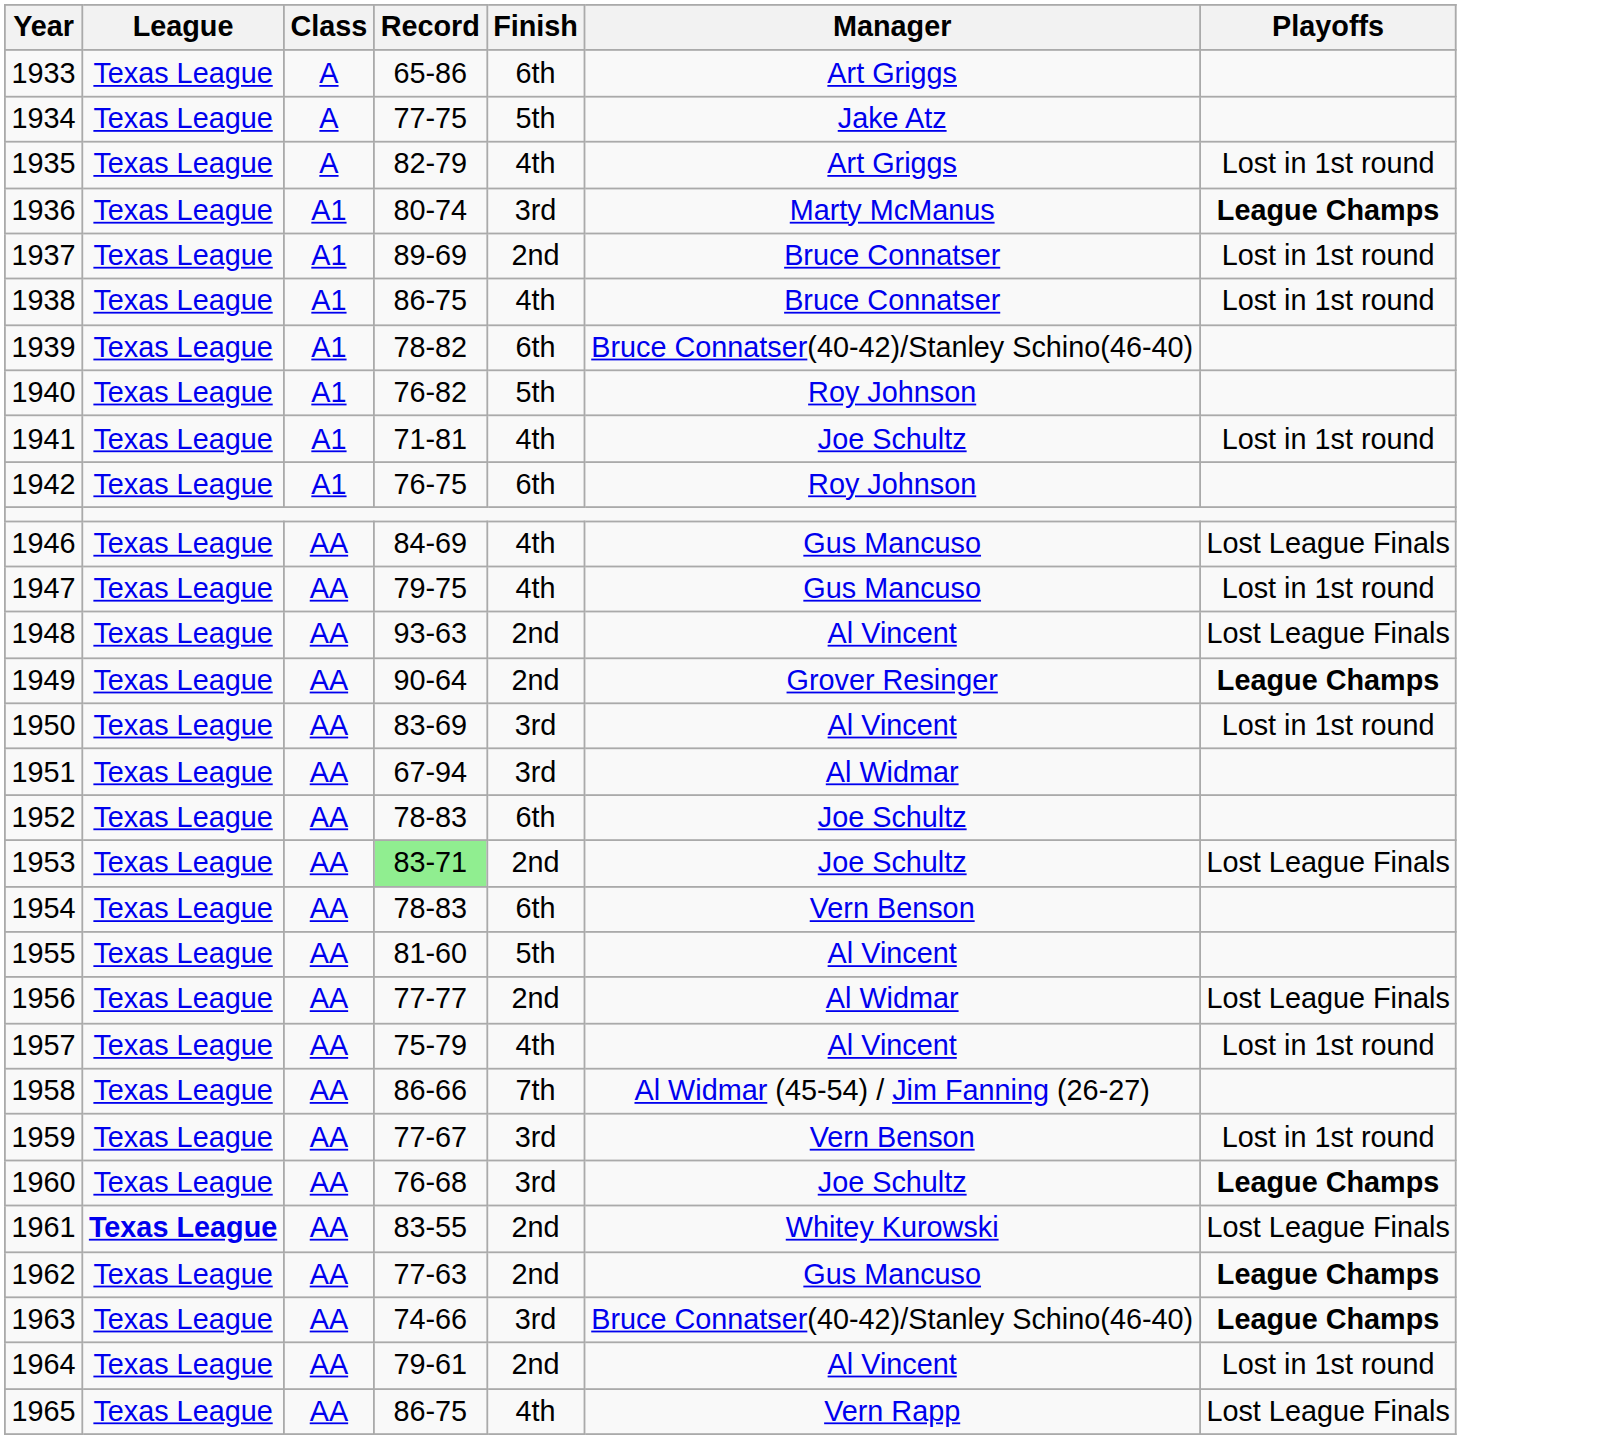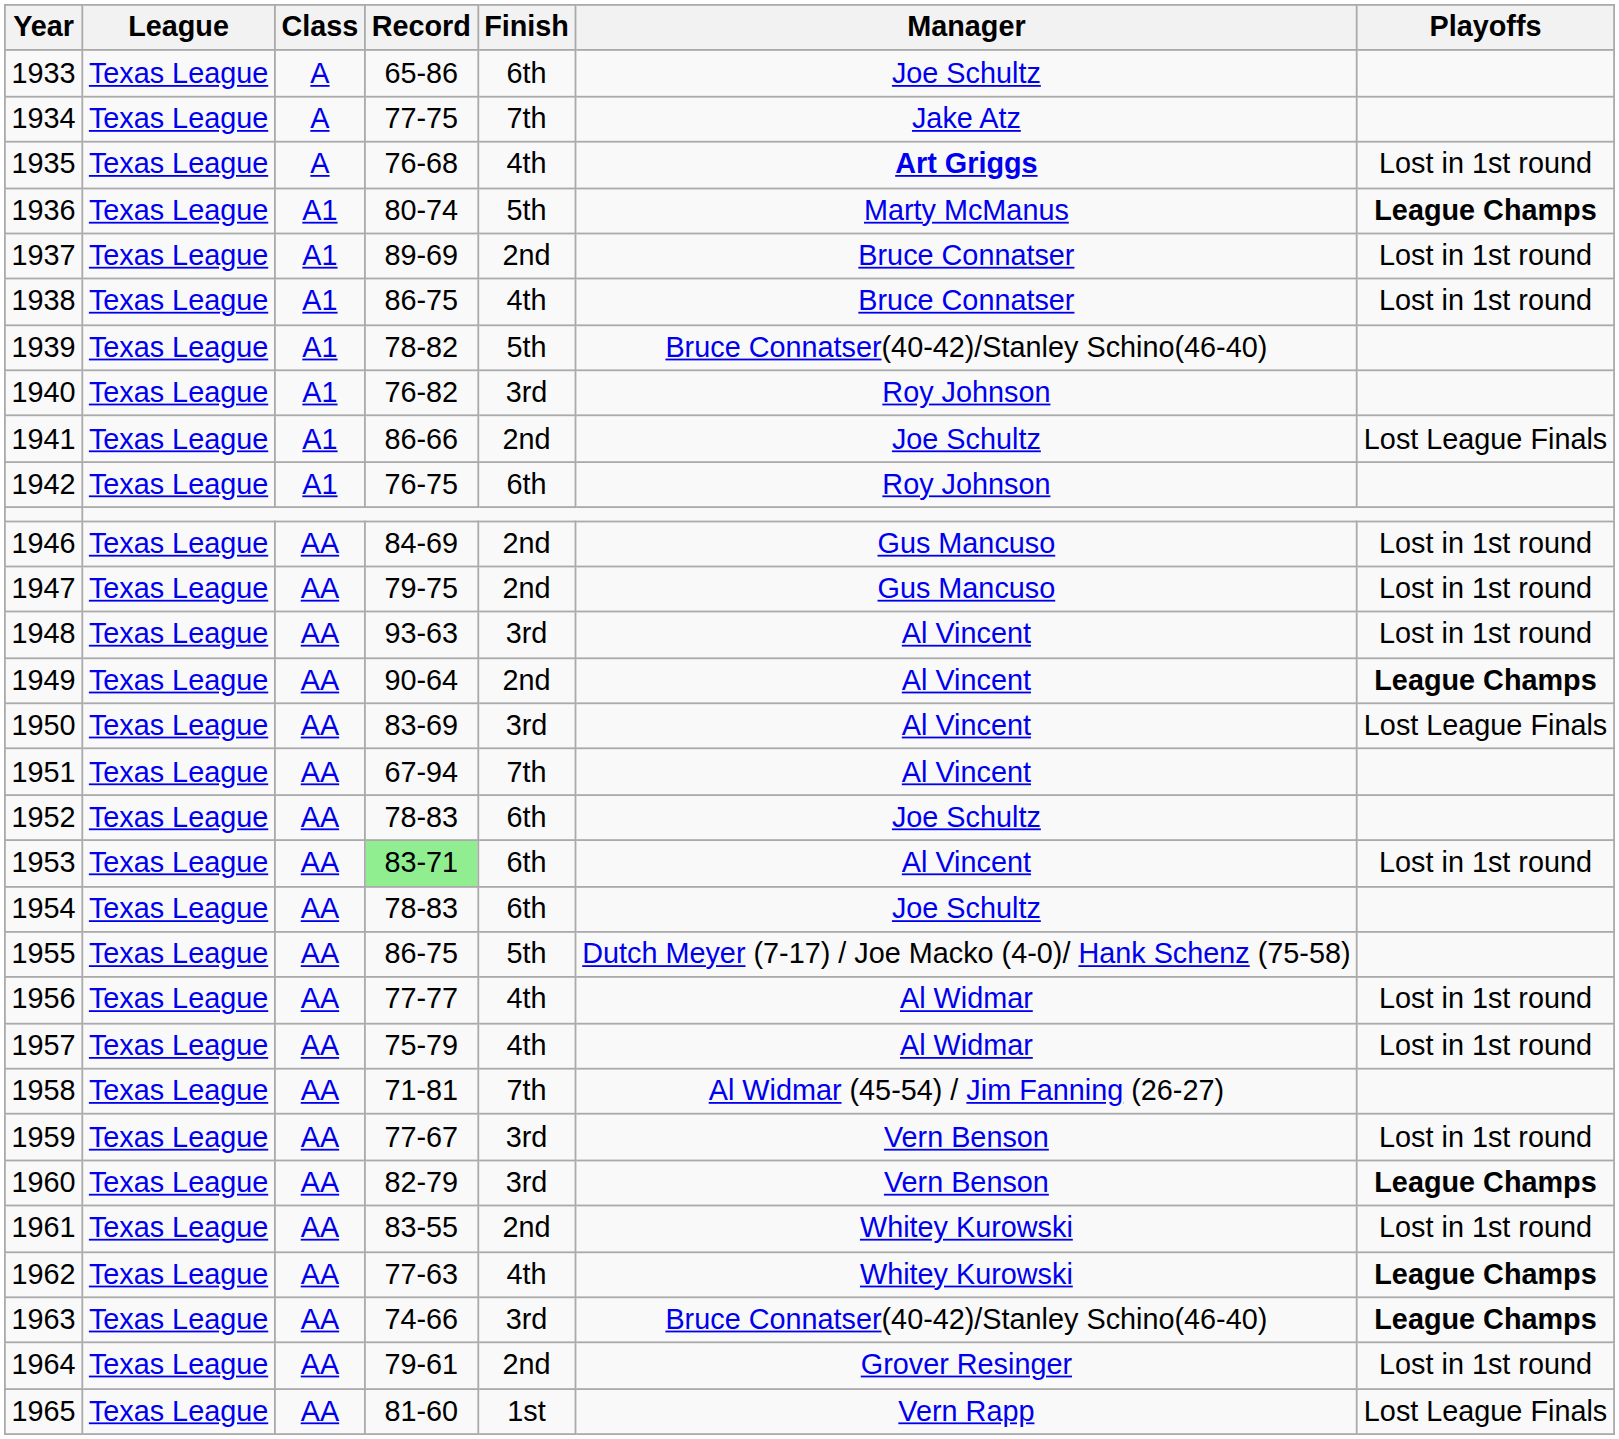(892, 73) Art Griggs -> (966, 73) Joe Schultz
(536, 118) 5th -> (527, 118) 7th
(430, 164) 82-79 -> (421, 164) 76-68
(892, 164) normal -> (966, 164) bold
(536, 210) 3rd -> (527, 210) 5th
(536, 347) 6th -> (527, 347) 5th
(536, 392) 5th -> (527, 392) 3rd
(430, 438) 71-81 -> (421, 438) 86-66
(536, 438) 4th -> (527, 438) 2nd
(1328, 438) Lost in 1st round -> (1486, 438) Lost League Finals
(536, 543) 4th -> (527, 543) 2nd
(1328, 543) Lost League Finals -> (1486, 543) Lost in 1st round
(536, 588) 4th -> (527, 588) 2nd
(536, 634) 2nd -> (527, 634) 3rd
(1328, 634) Lost League Finals -> (1486, 634) Lost in 1st round
(892, 680) Grover Resinger -> (966, 680) Al Vincent
(1328, 725) Lost in 1st round -> (1486, 725) Lost League Finals
(536, 771) 3rd -> (527, 771) 7th
(892, 771) Al Widmar -> (966, 771) Al Vincent
(536, 862) 2nd -> (527, 862) 6th
(892, 862) Joe Schultz -> (966, 862) Al Vincent
(1328, 862) Lost League Finals -> (1486, 862) Lost in 1st round
(892, 908) Vern Benson -> (966, 908) Joe Schultz
(430, 954) 81-60 -> (421, 954) 86-75
(892, 954) Al Vincent -> (966, 954) Dutch Meyer (7-17) / Joe Macko (4-0)/ Hank Schenz (75-58)
(536, 999) 2nd -> (527, 999) 4th
(1328, 999) Lost League Finals -> (1486, 999) Lost in 1st round
(892, 1045) Al Vincent -> (966, 1045) Al Widmar
(430, 1091) 86-66 -> (421, 1091) 71-81
(430, 1182) 76-68 -> (421, 1182) 82-79
(892, 1182) Joe Schultz -> (966, 1182) Vern Benson
(183, 1228) bold -> (179, 1228) normal
(1328, 1228) Lost League Finals -> (1486, 1228) Lost in 1st round
(536, 1273) 2nd -> (527, 1273) 4th
(892, 1273) Gus Mancuso -> (966, 1273) Whitey Kurowski
(892, 1365) Al Vincent -> (966, 1365) Grover Resinger
(430, 1410) 86-75 -> (421, 1410) 81-60
(536, 1410) 4th -> (527, 1410) 1st
